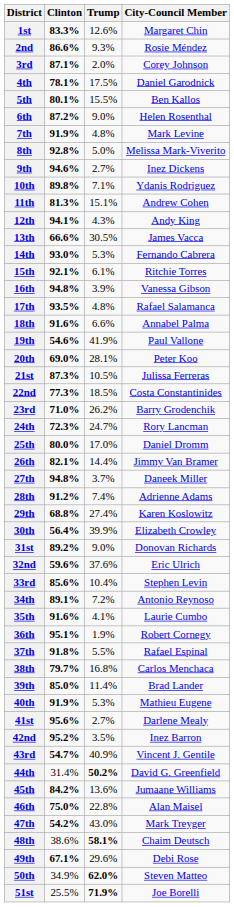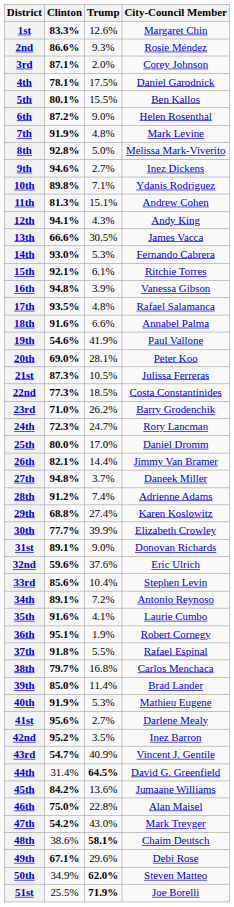(64, 530) 56.4% -> (64, 530) 77.7%
(64, 548) 89.2% -> (64, 548) 89.1%
(103, 772) 50.2% -> (103, 772) 64.5%
